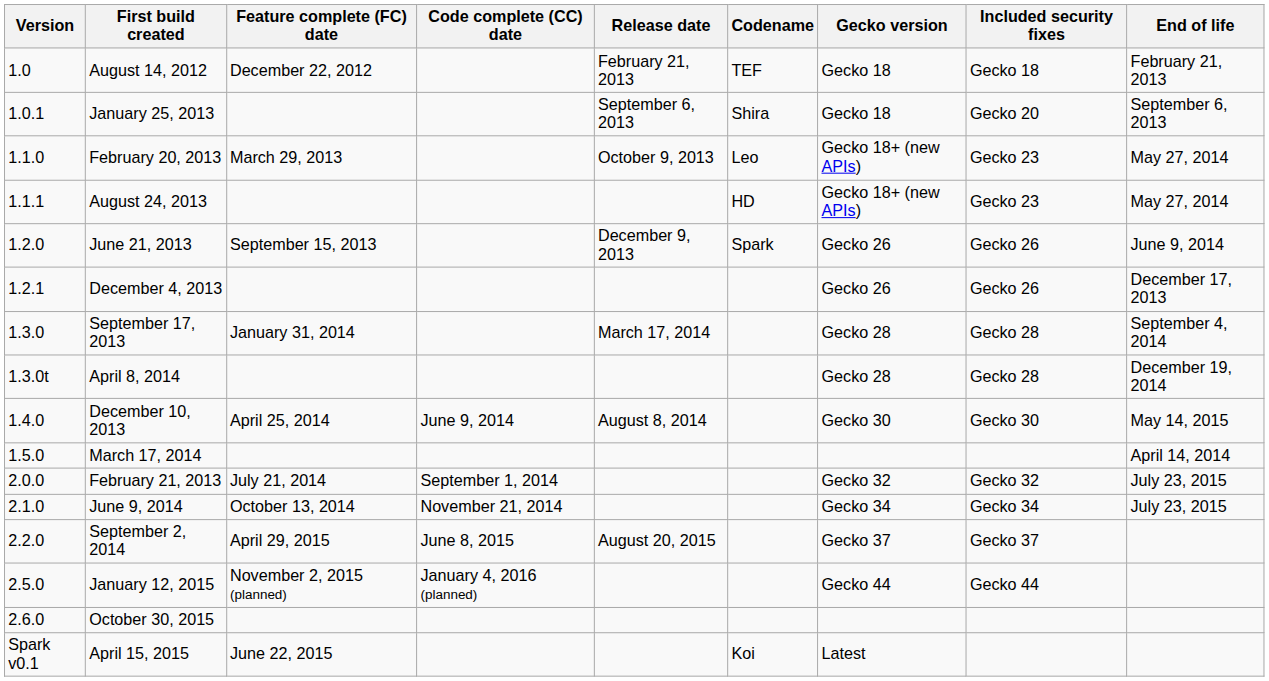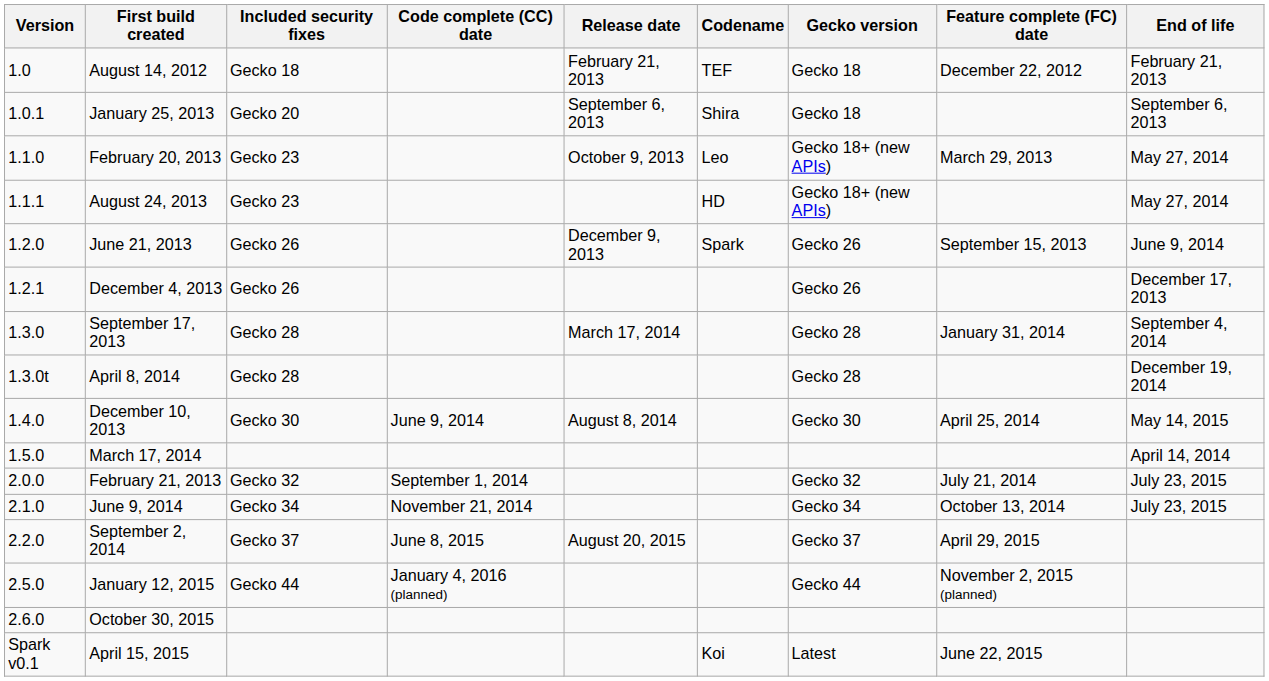columns swapped: (321, 26) <-> (1046, 26)
